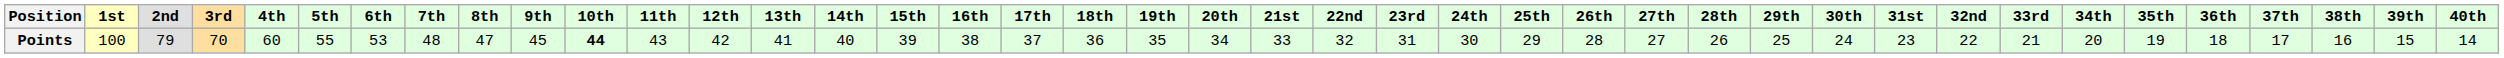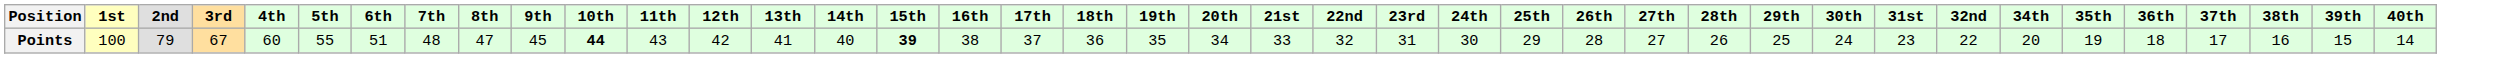- column: (2031, 17)
(218, 41) 70 -> (218, 41) 67
(378, 41) 53 -> (378, 41) 51
(908, 41) normal -> (908, 41) bold
